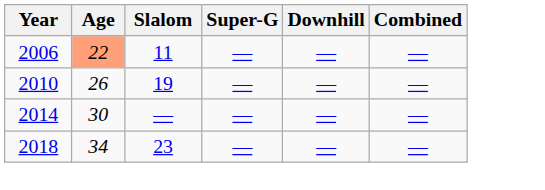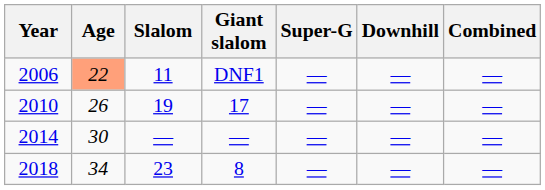+ column: (239, 31)
